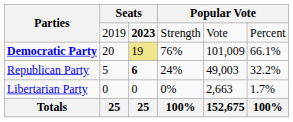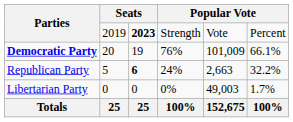(137, 51) khaki background -> (137, 51) no background
(222, 70) 49,003 -> (219, 70) 2,663
(219, 88) 2,663 -> (222, 88) 49,003
